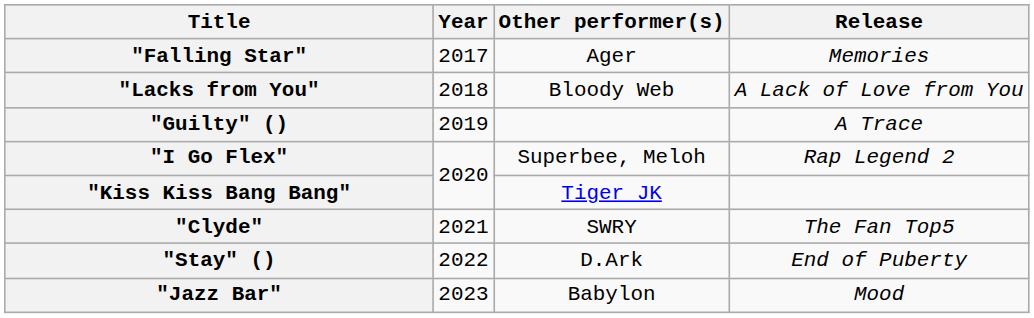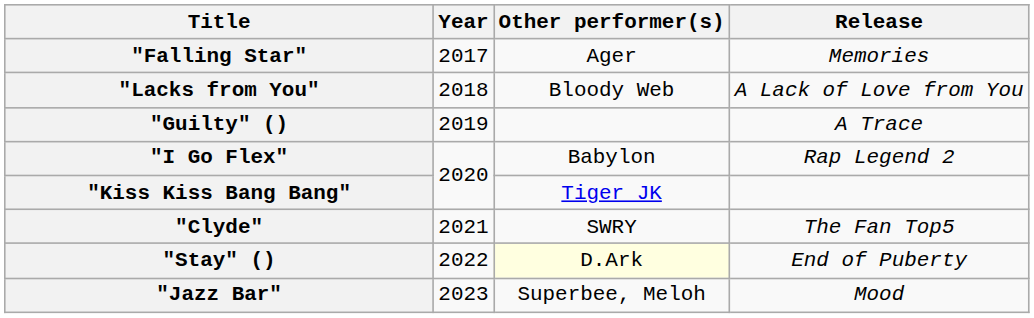(612, 158) Superbee, Meloh -> (612, 158) Babylon
(612, 261) no background -> (612, 261) lightyellow background
(612, 295) Babylon -> (612, 295) Superbee, Meloh
